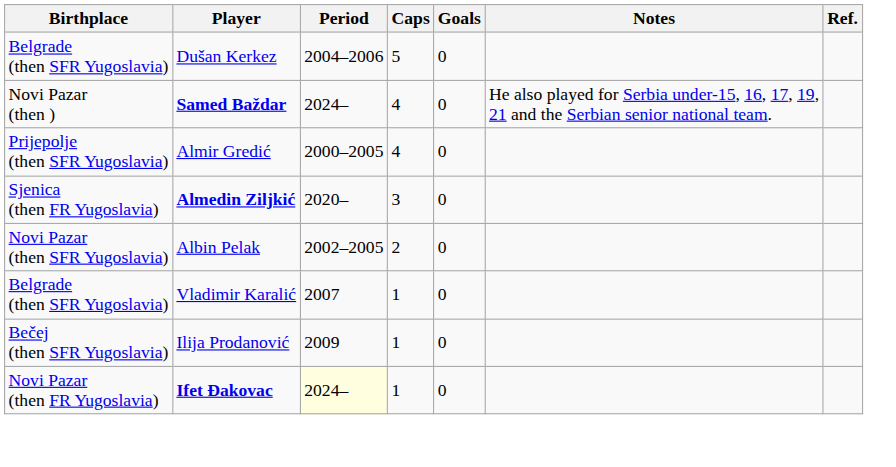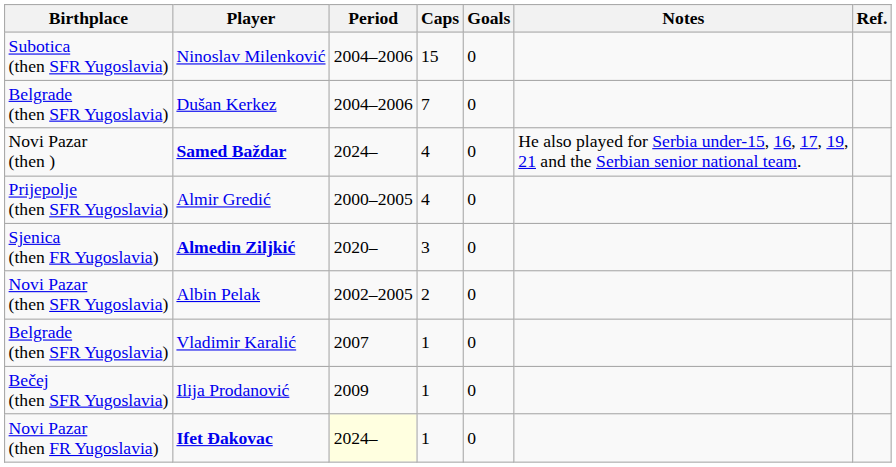+ row: (251, 56)
(396, 56) 5 -> (425, 103) 7
